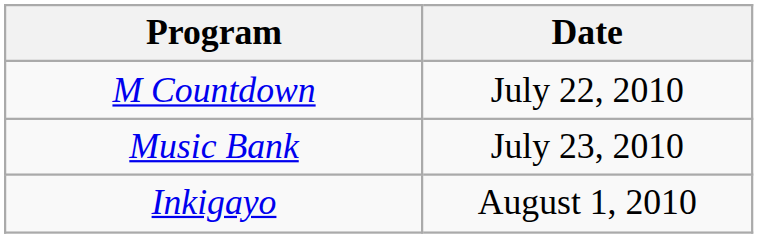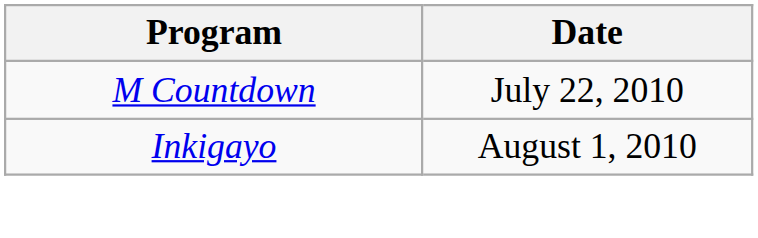- row: (214, 145)
